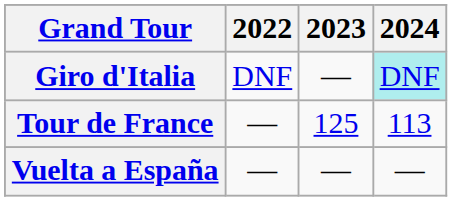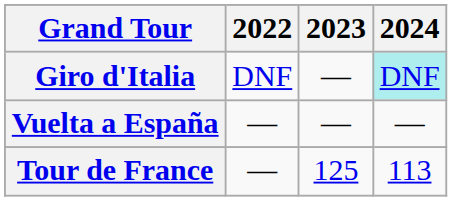rows swapped: (115, 123) <-> (115, 170)
